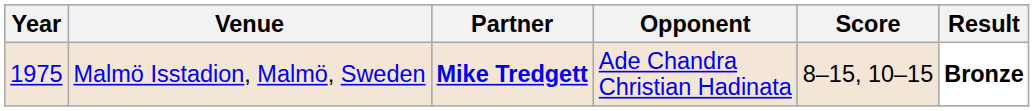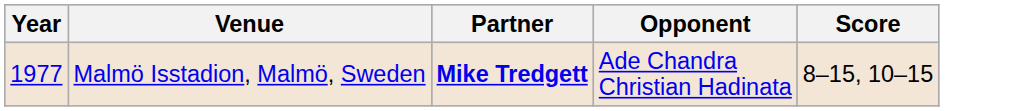- column: (984, 24)
(36, 74) 1975 -> (36, 74) 1977
